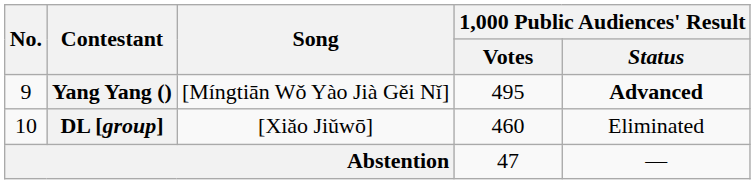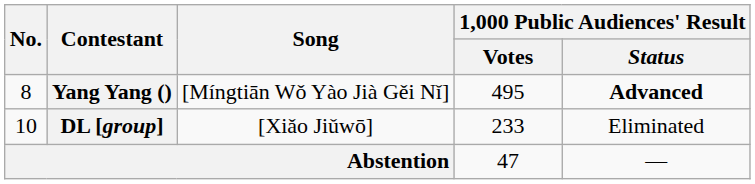(26, 91) 9 -> (26, 91) 8
(508, 126) 460 -> (508, 126) 233
